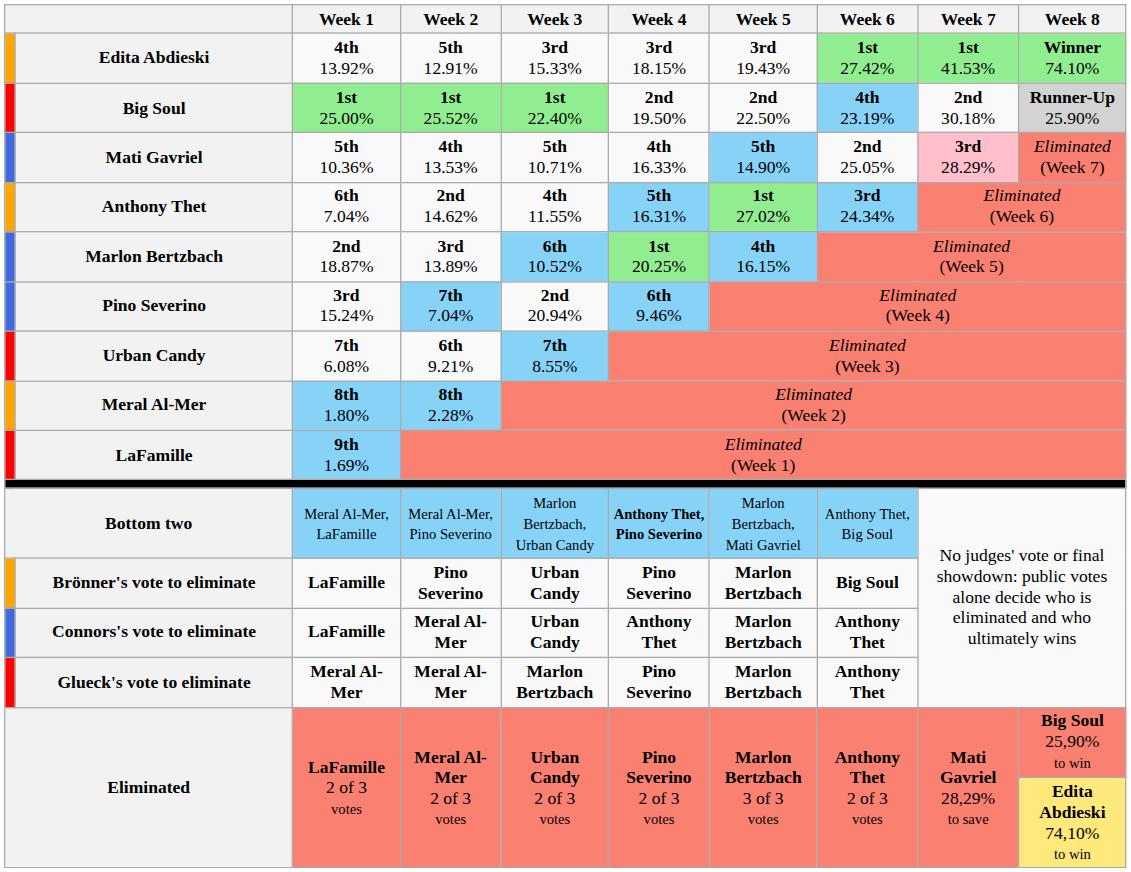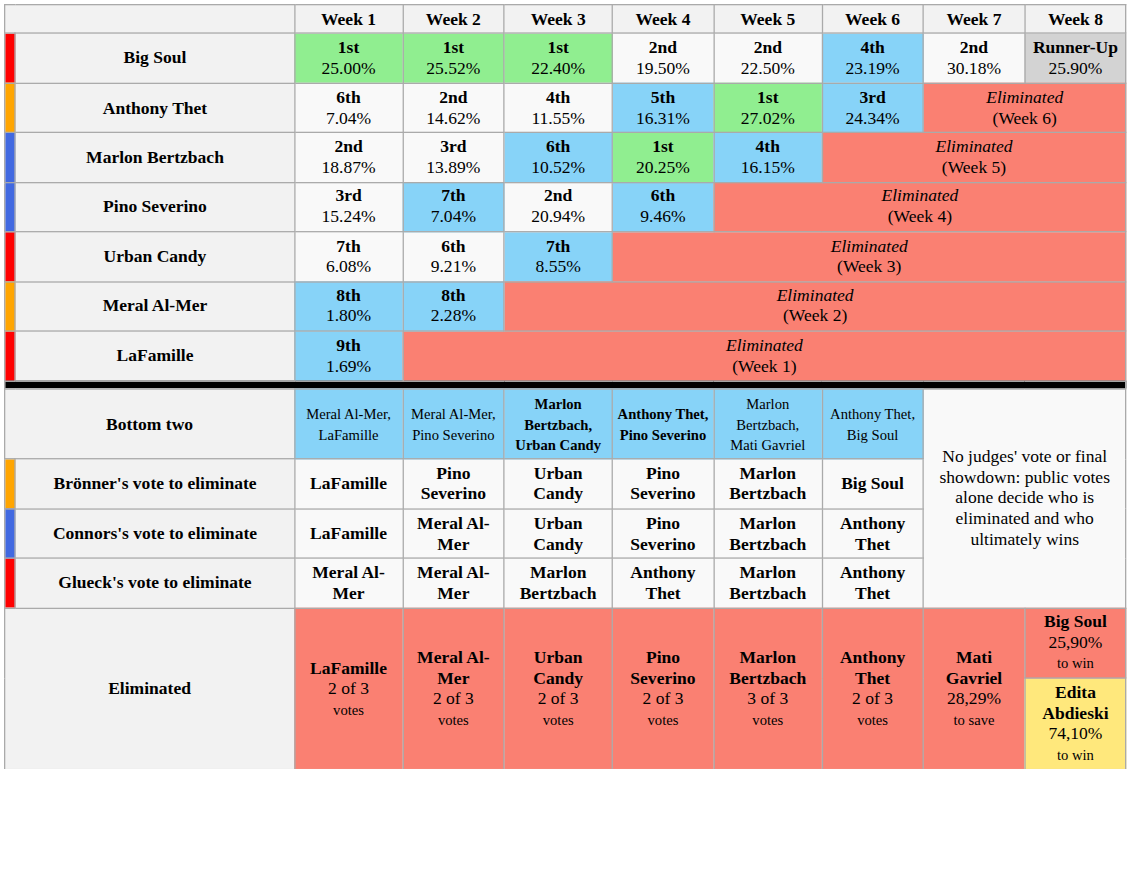- row: (154, 57)
- row: (154, 156)
(555, 523) normal -> (558, 423) bold
(659, 632) Anthony Thet -> (663, 533) Pino Severino
(659, 681) Pino Severino -> (663, 582) Anthony Thet
